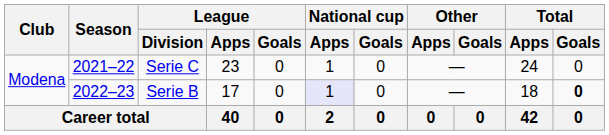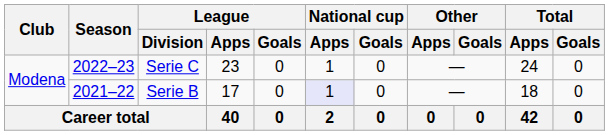(104, 67) 2021–22 -> (104, 67) 2022–23
(104, 92) 2022–23 -> (104, 92) 2021–22
(578, 92) bold -> (578, 92) normal
